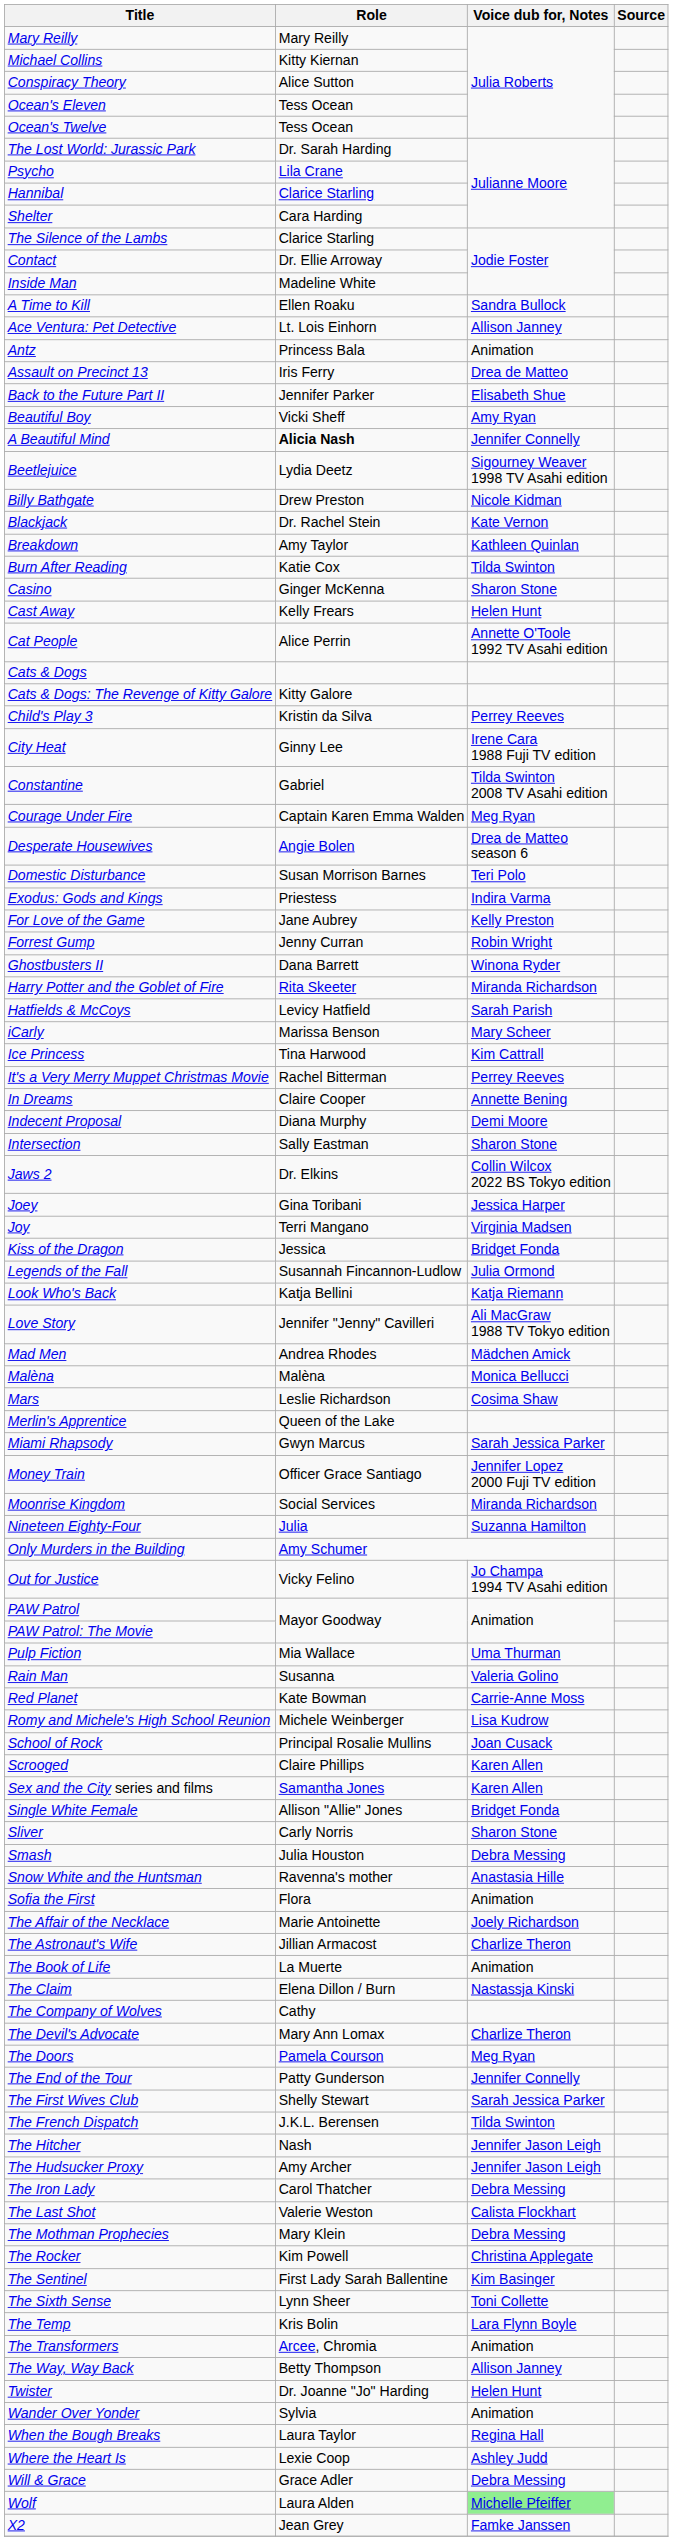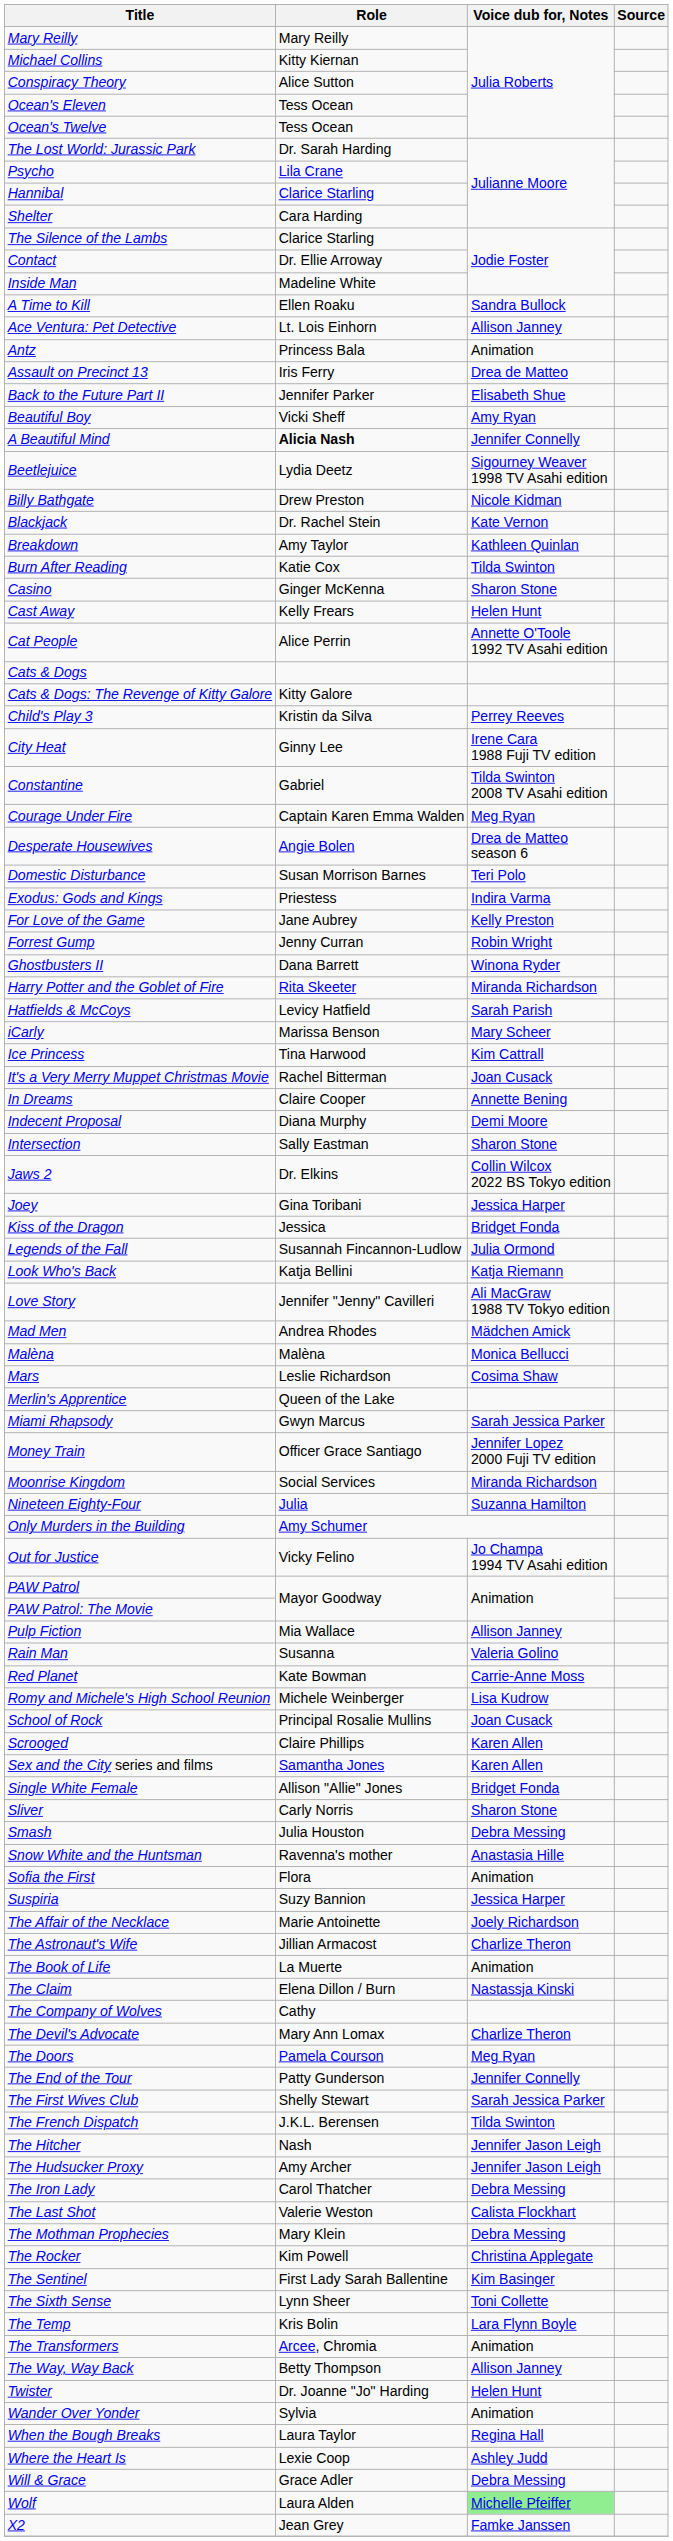(517, 1077) Perrey Reeves -> (512, 1077) Joan Cusack
- row: (19, 1227)
(516, 1654) Uma Thurman -> (516, 1632) Allison Janney
+ row: (33, 1899)
